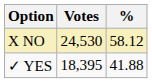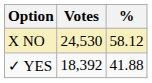(81, 65) 18,395 -> (81, 65) 18,392
